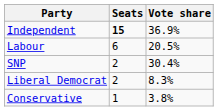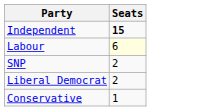- column: (180, 13)
(115, 47) no background -> (115, 47) lightyellow background
